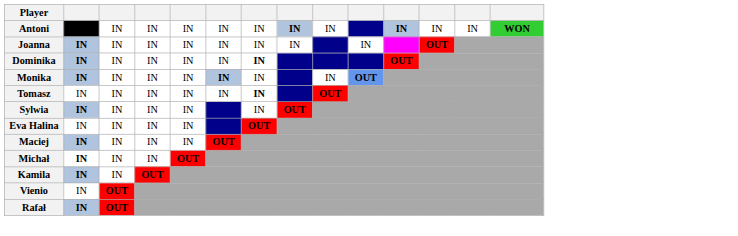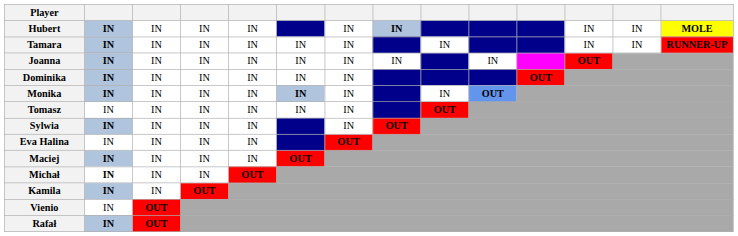- row: (34, 28)
+ row: (44, 28)
+ row: (44, 45)
(259, 61) bold -> (349, 77) normal
(259, 93) bold -> (349, 110) normal
